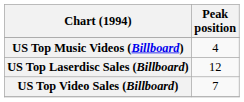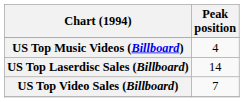(215, 67) 12 -> (215, 67) 14
